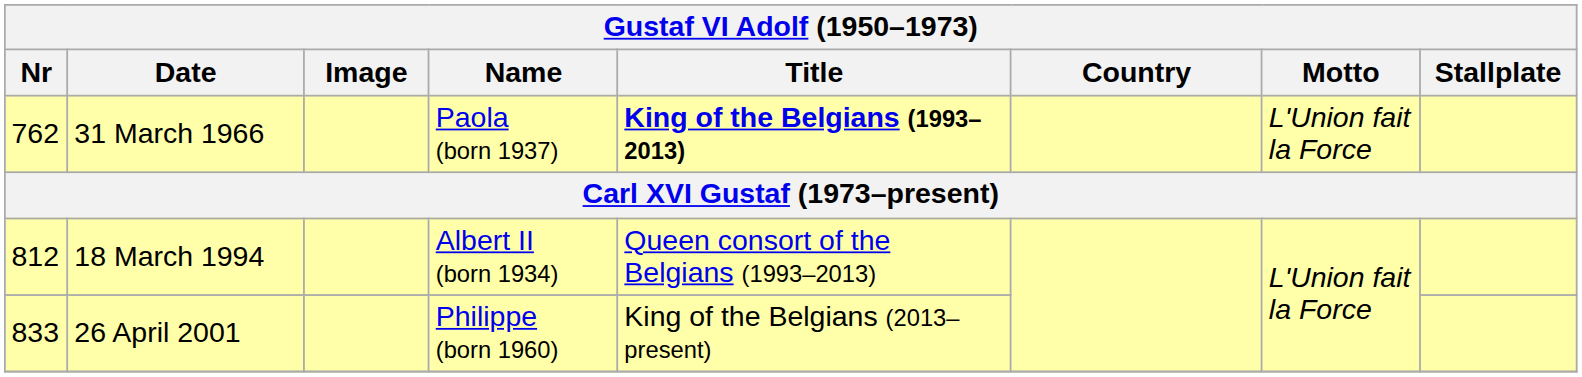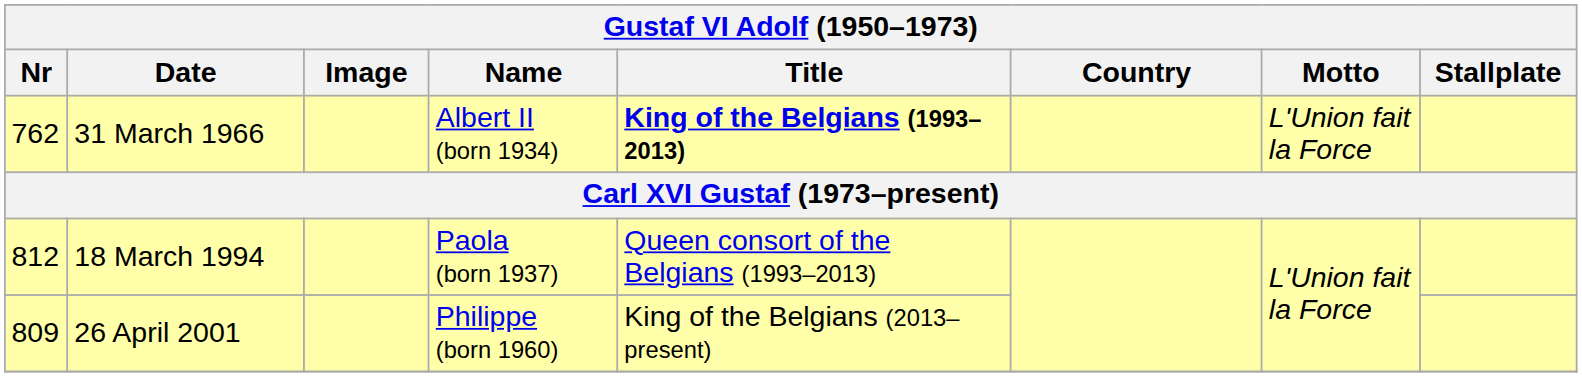(497, 133) Paola (born 1937) -> (497, 133) Albert II (born 1934)
(497, 255) Albert II (born 1934) -> (497, 255) Paola (born 1937)
(35, 333) 833 -> (35, 333) 809
